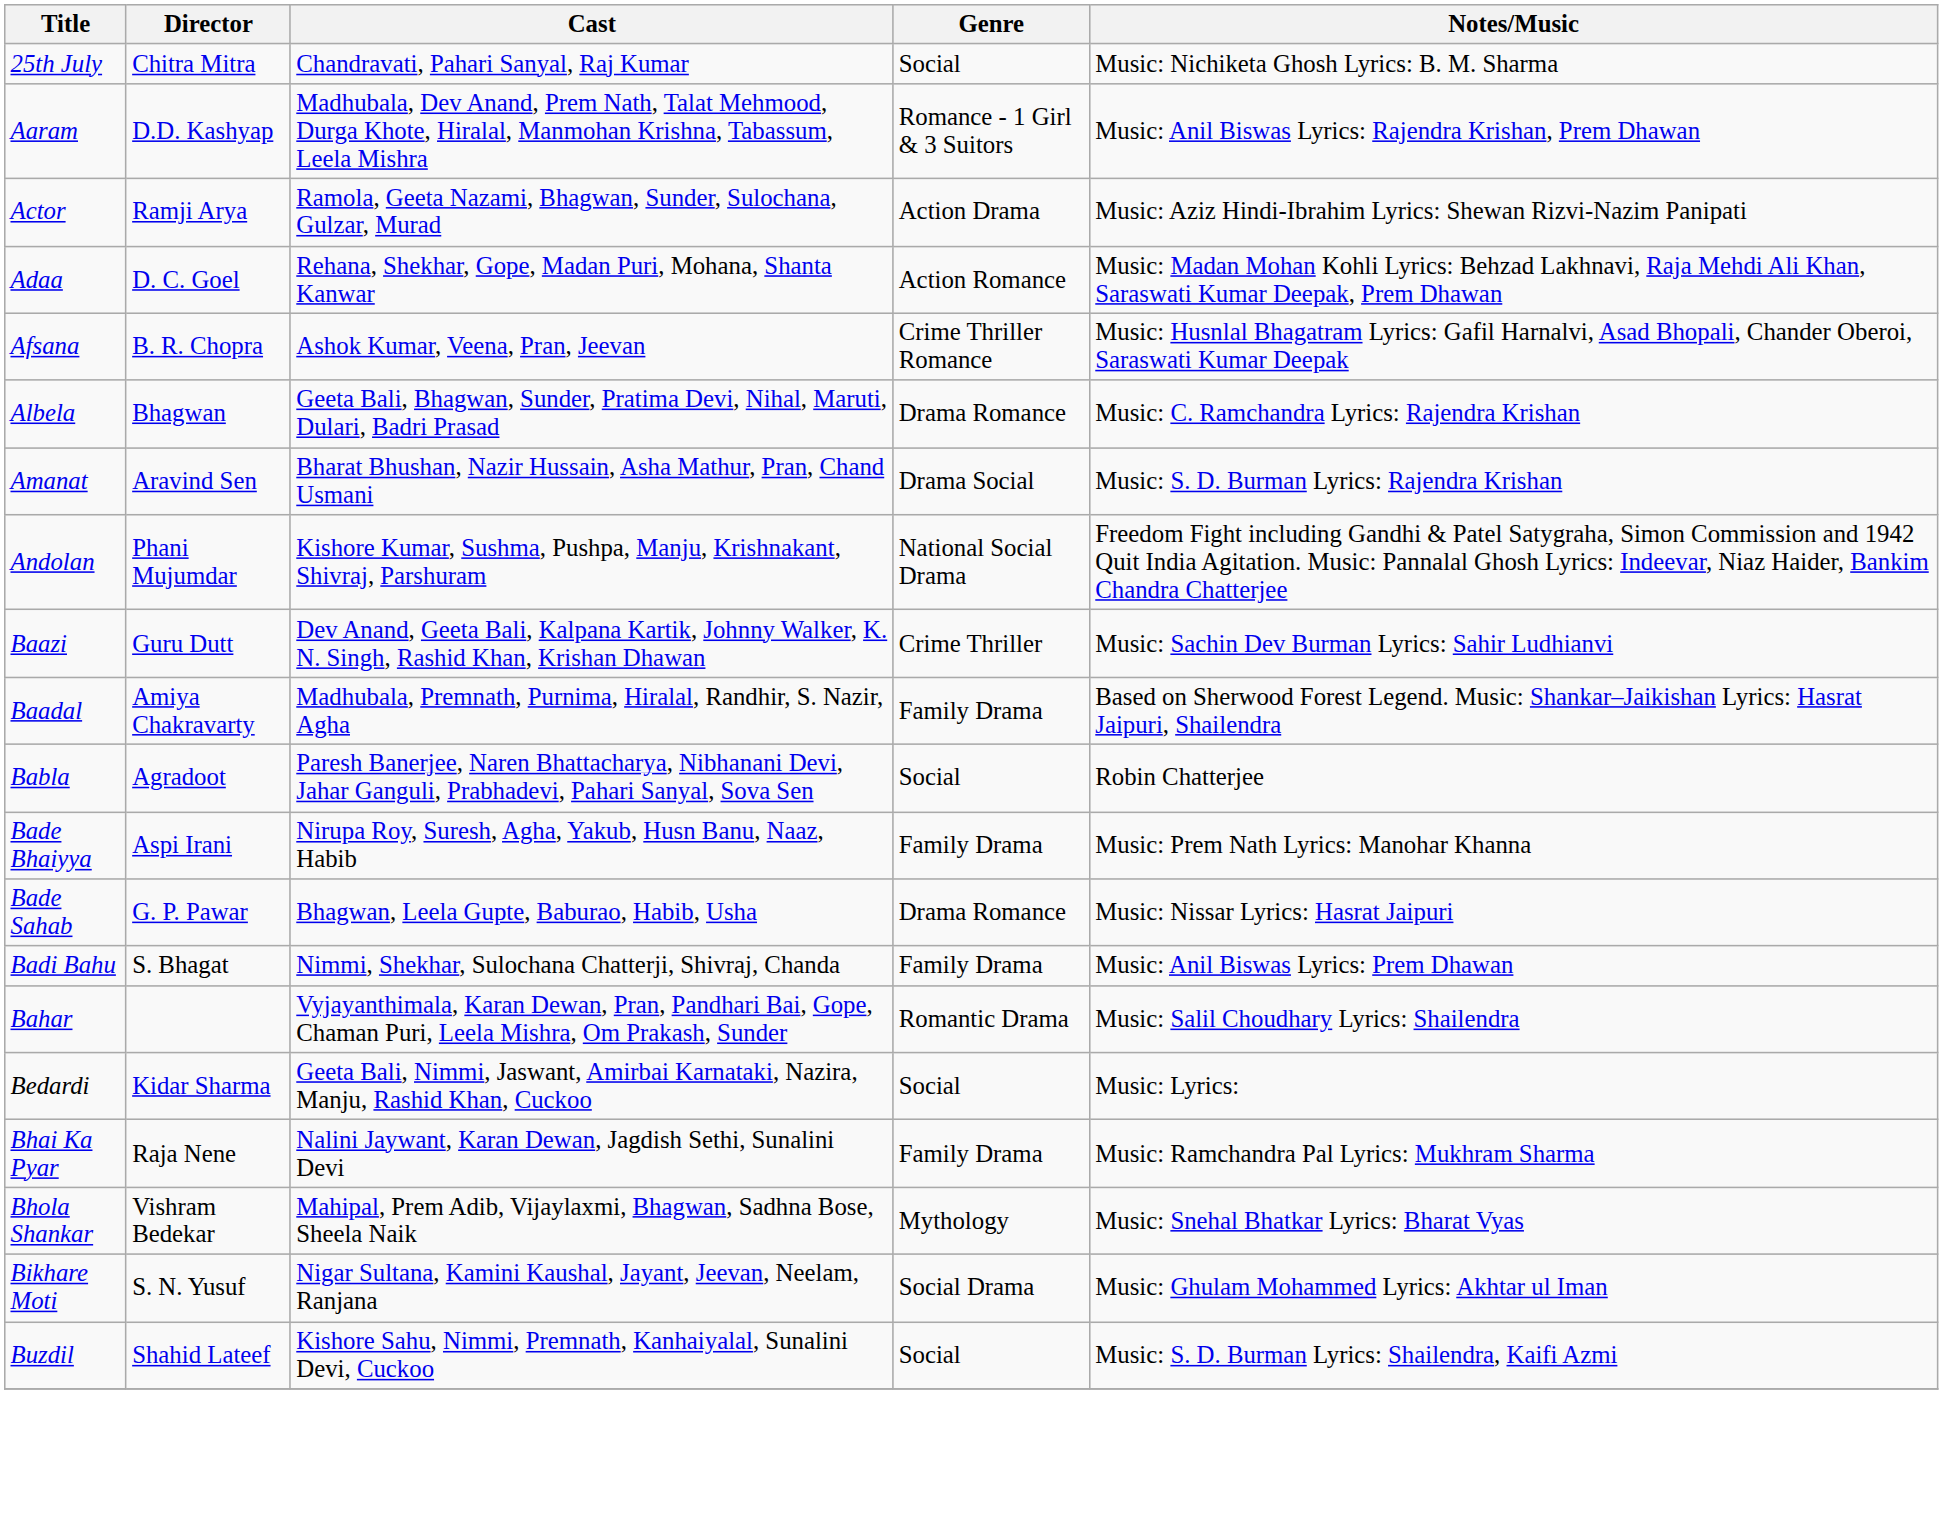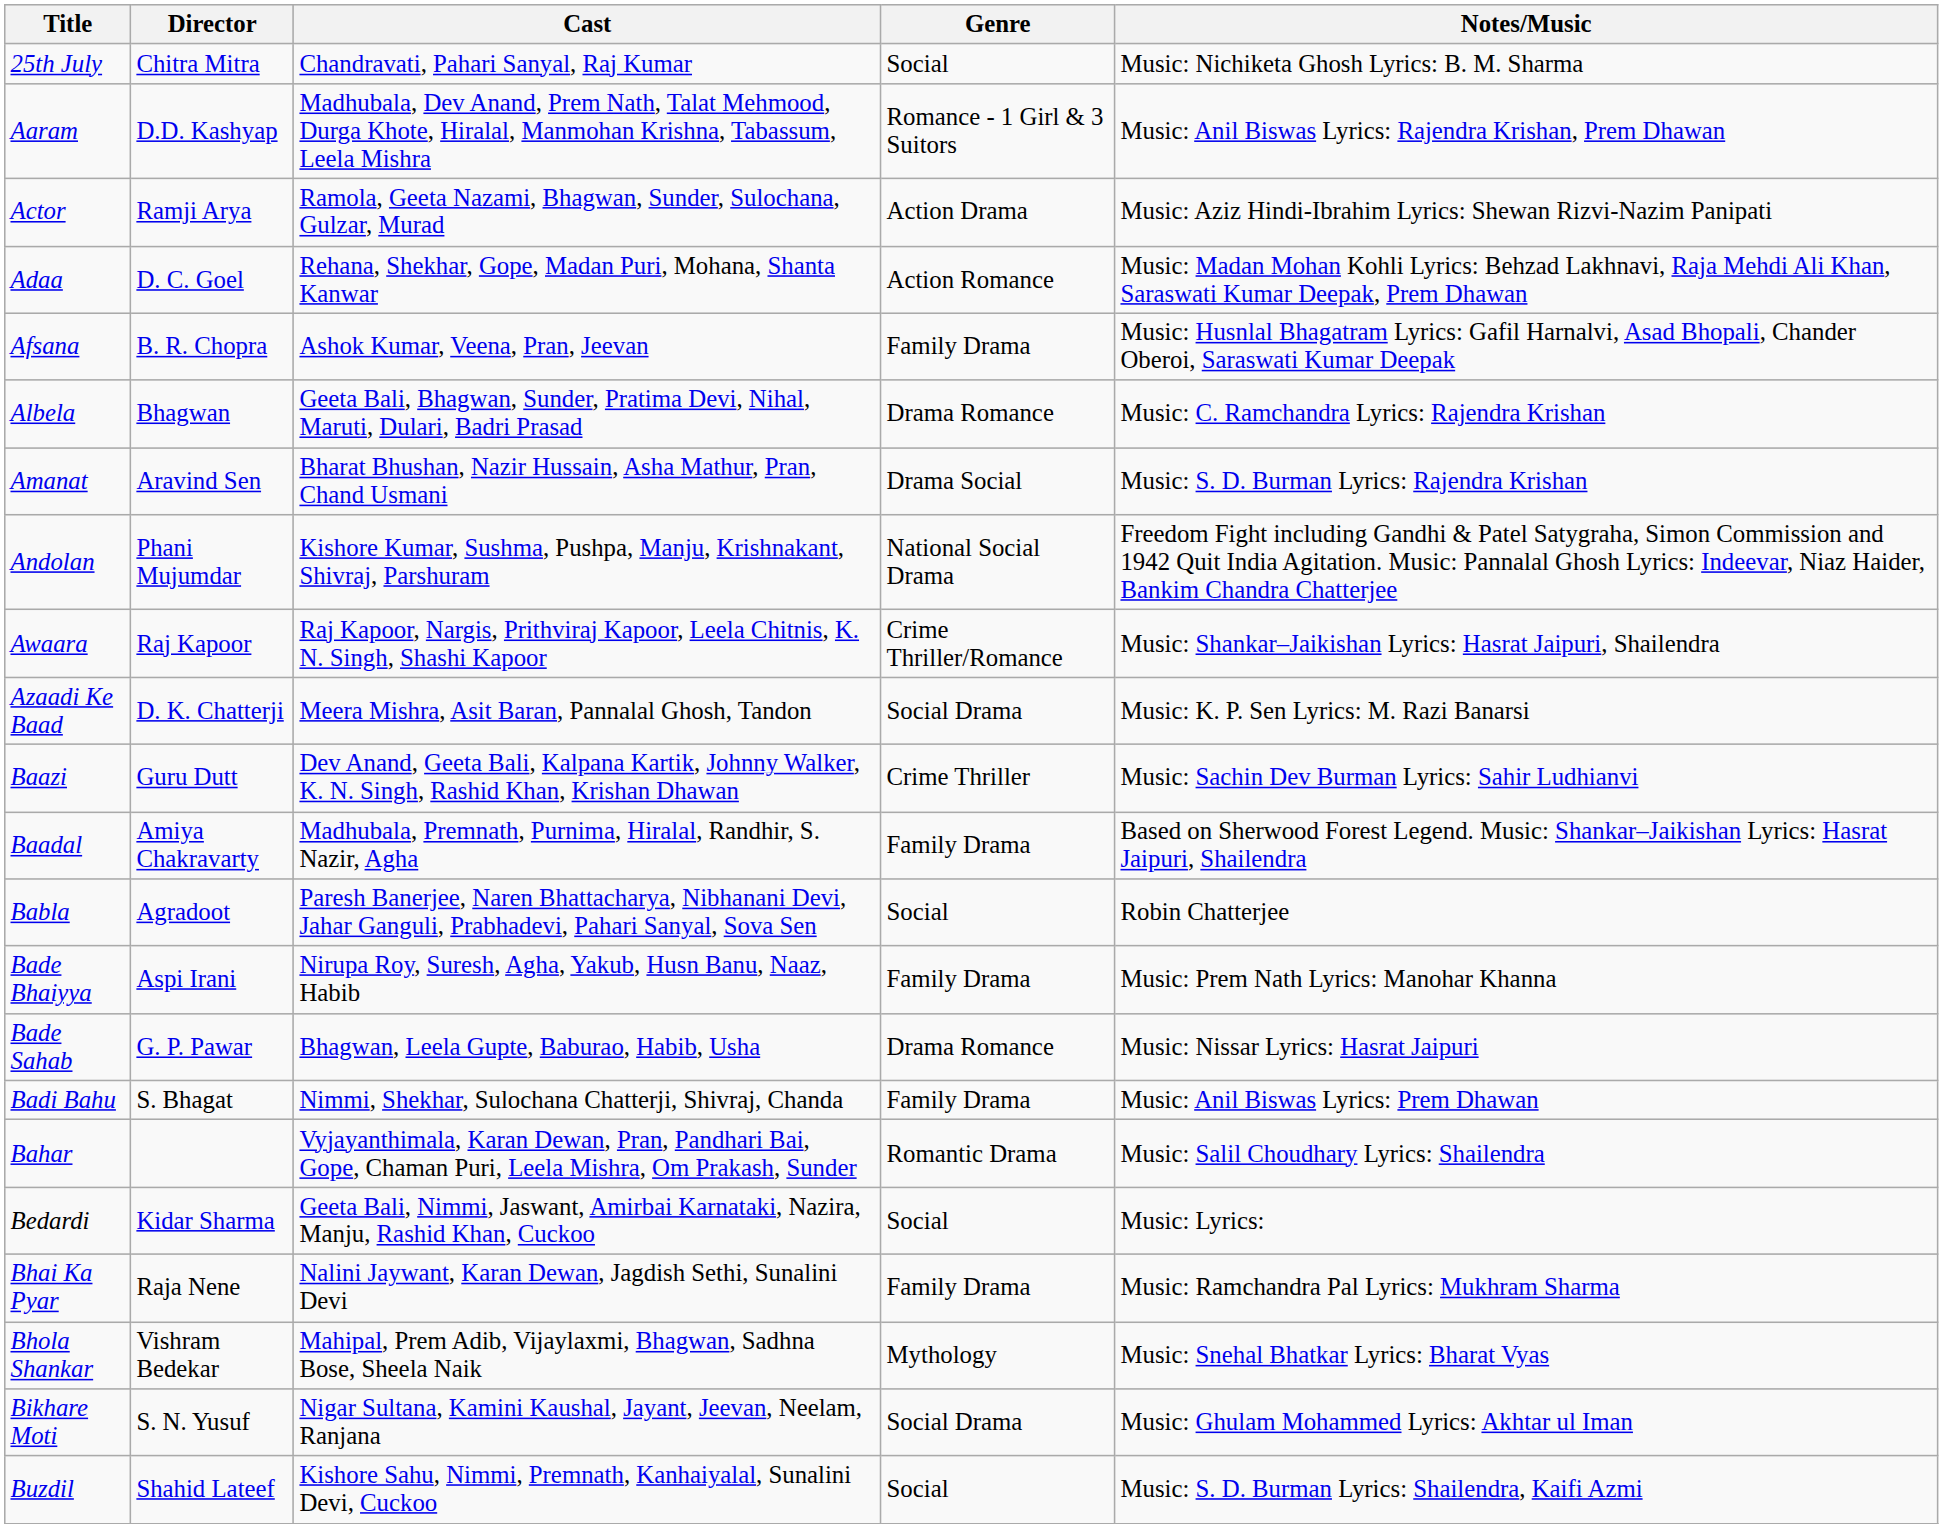(970, 346) Crime Thriller Romance -> (959, 346) Family Drama
+ row: (49, 643)
+ row: (62, 710)
